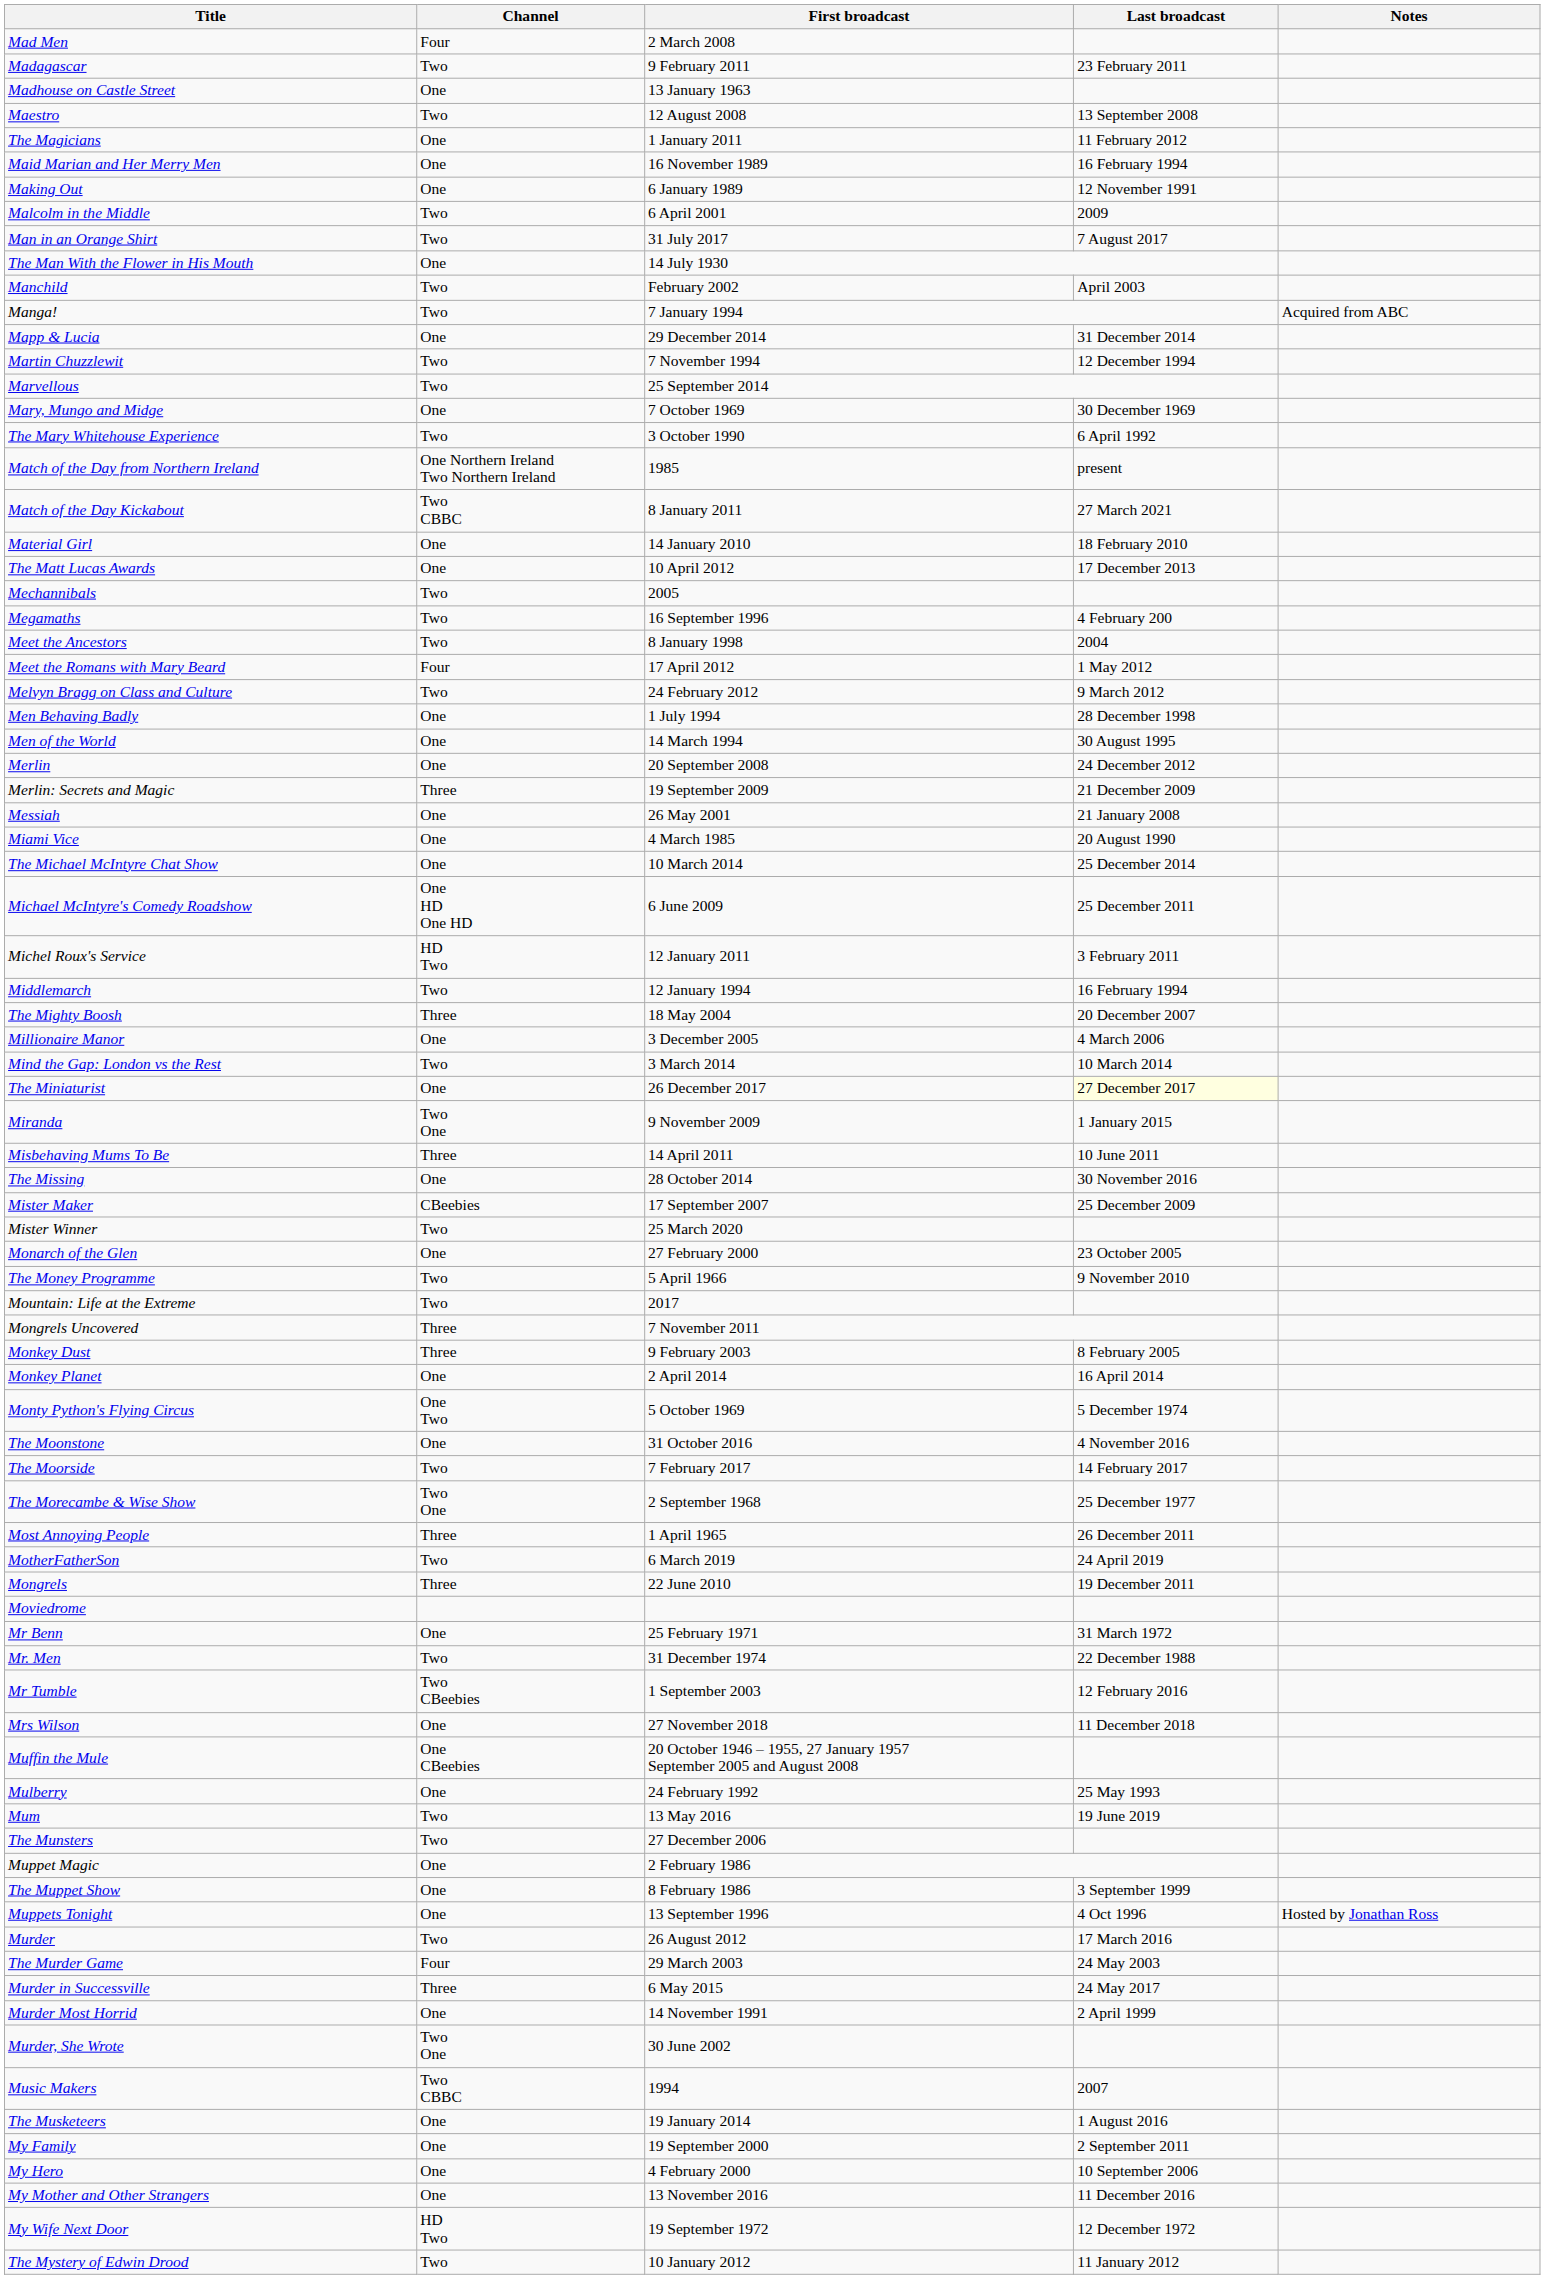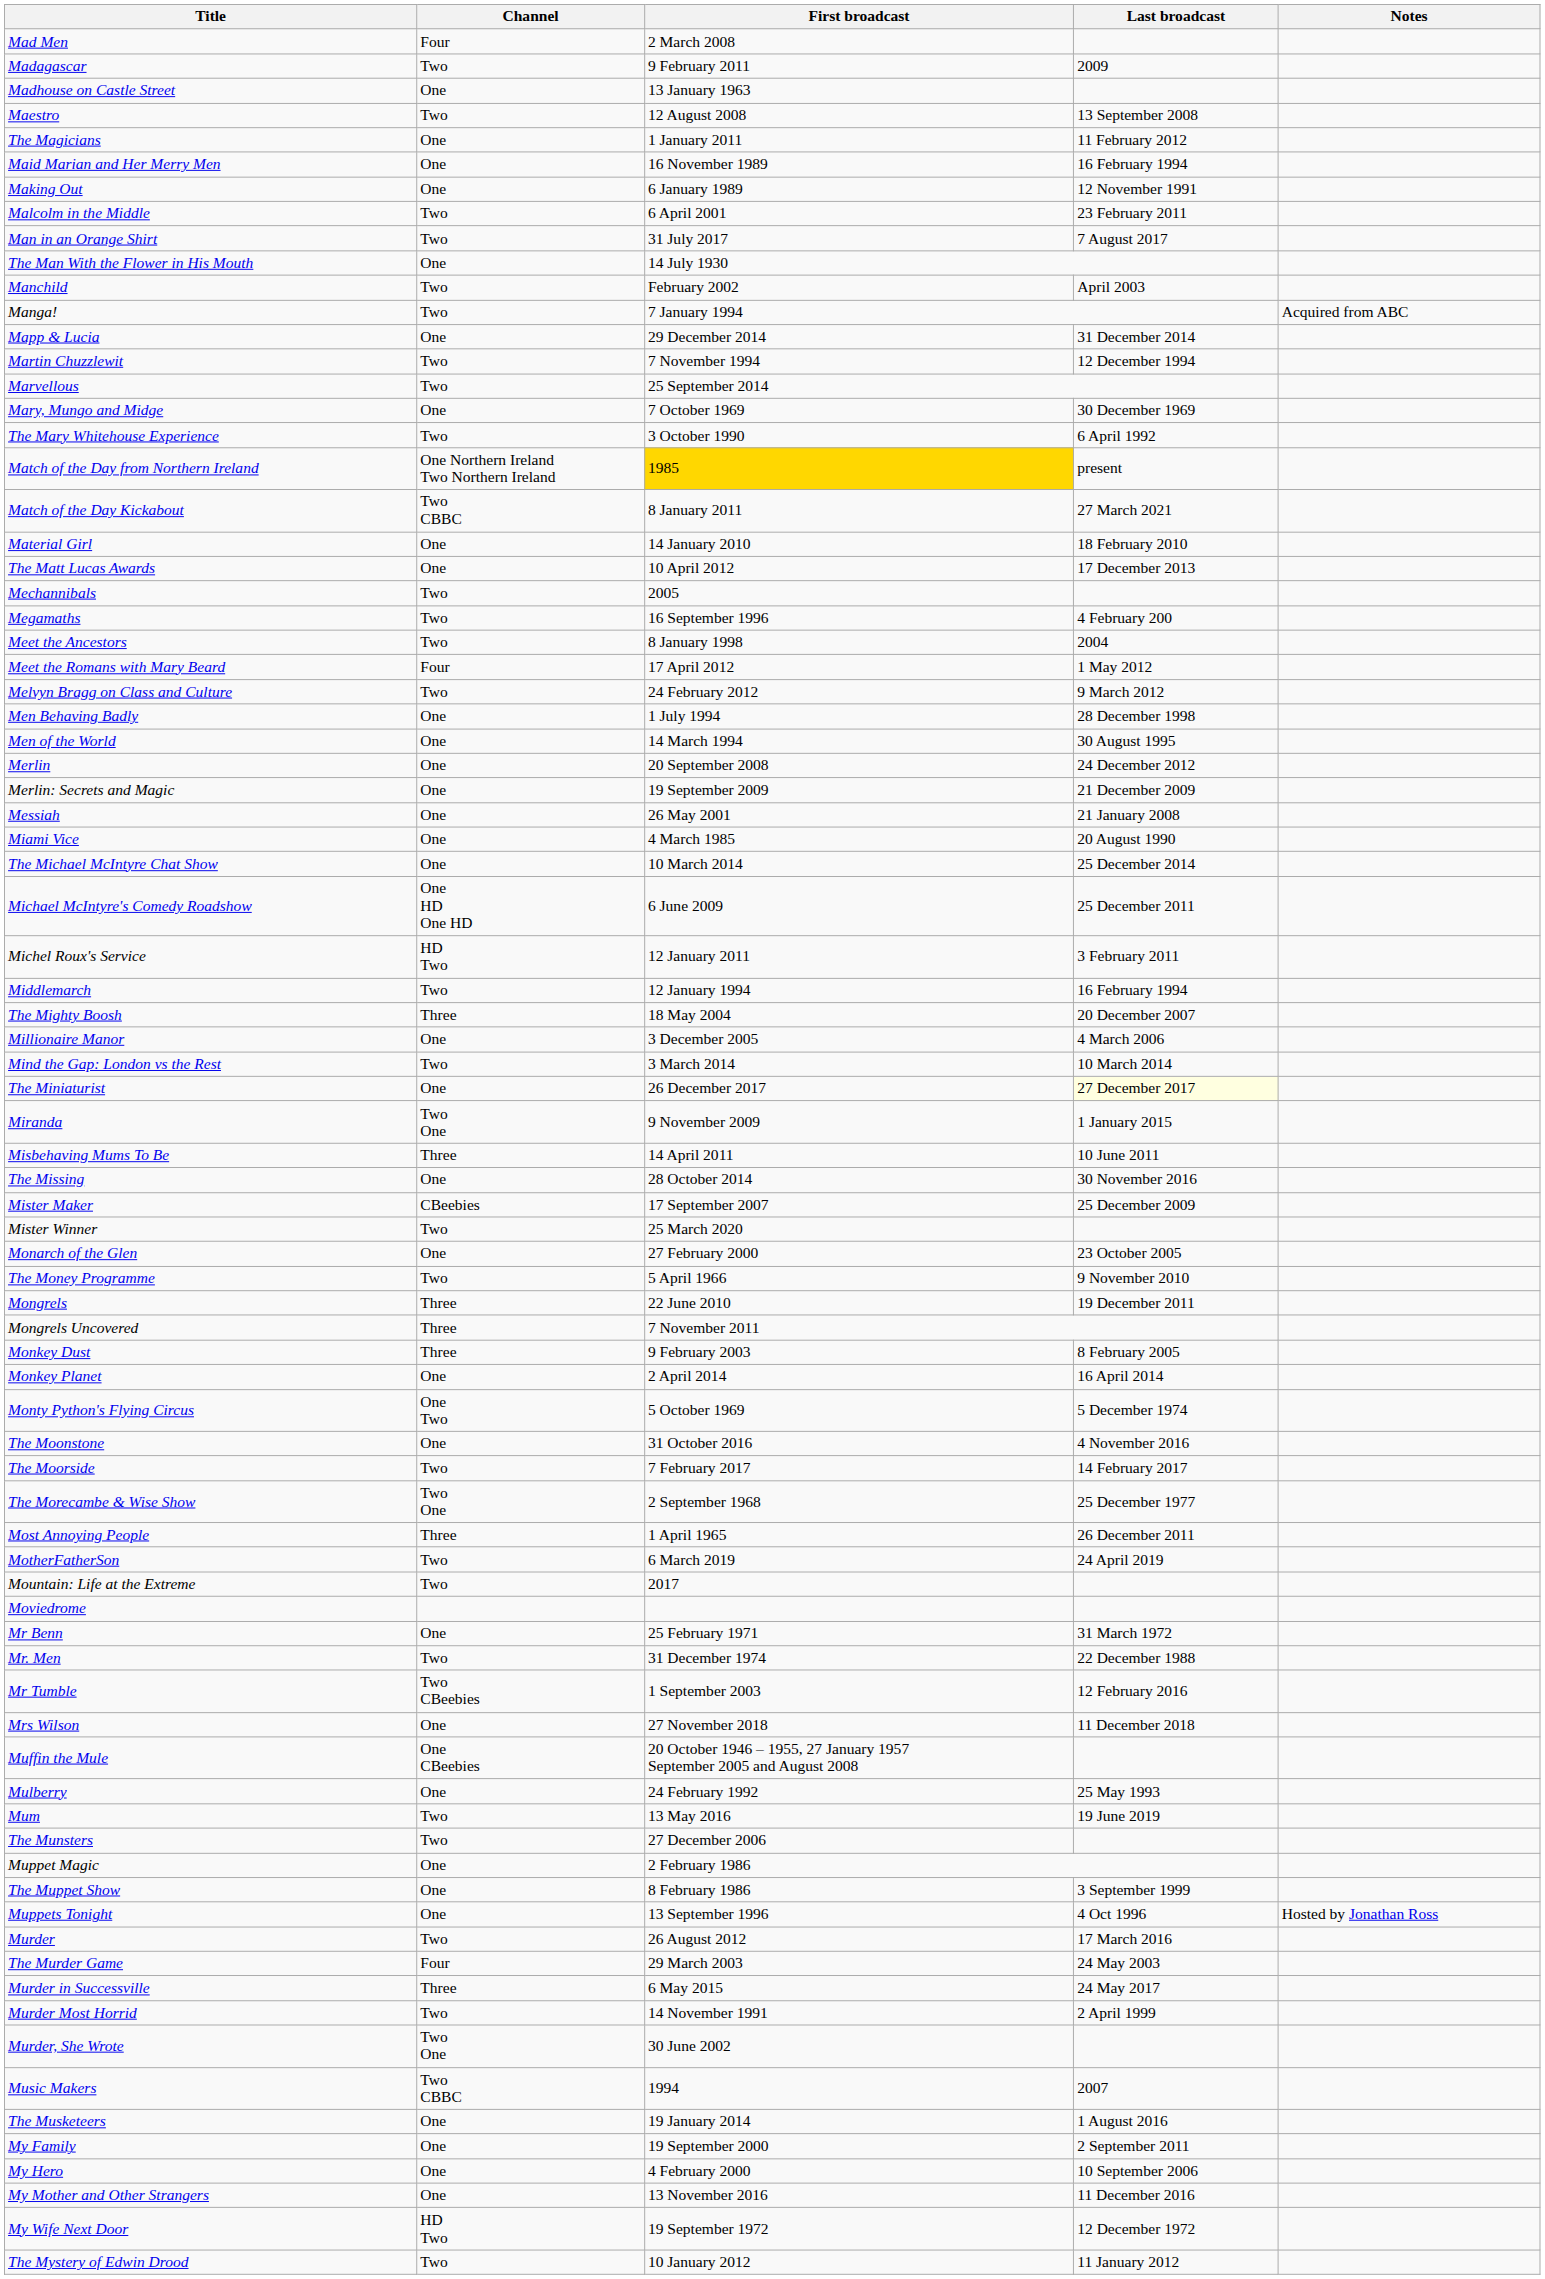(1132, 66) 23 February 2011 -> (1093, 66) 2009
(1093, 213) 2009 -> (1132, 213) 23 February 2011
(663, 468) no background -> (663, 468) gold background
(438, 790) Three -> (433, 790) One
rows swapped: (38, 1584) <-> (102, 1303)
(433, 2012) One -> (434, 2012) Two
